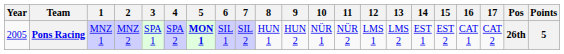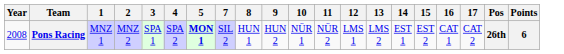- column: (226, 12)
(17, 34) 2005 -> (17, 34) 2008
(544, 34) 5 -> (524, 34) 6
